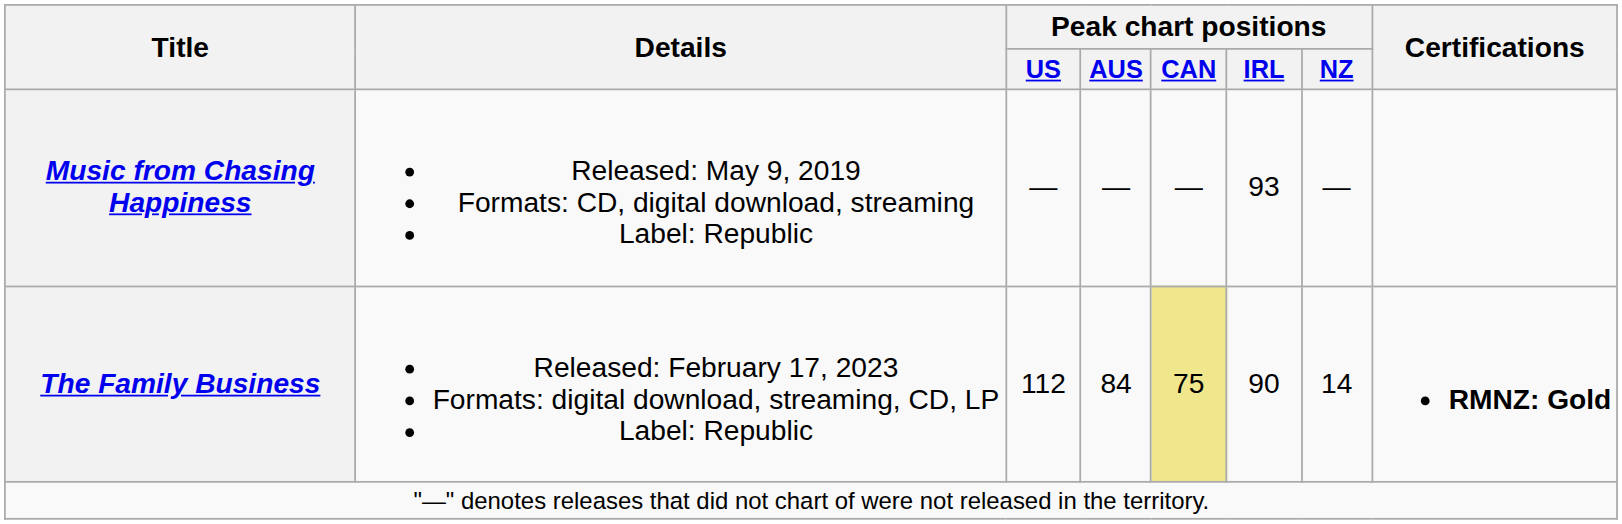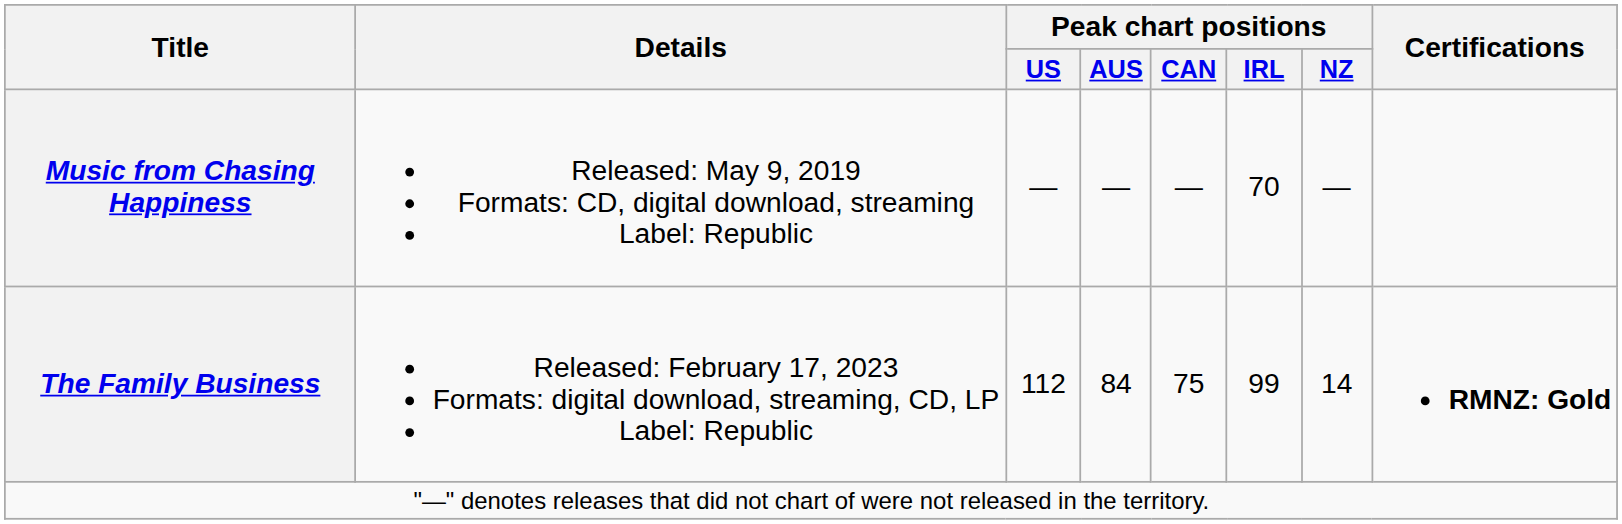(1264, 187) 93 -> (1264, 187) 70
(1189, 383) khaki background -> (1189, 383) no background
(1264, 383) 90 -> (1264, 383) 99
